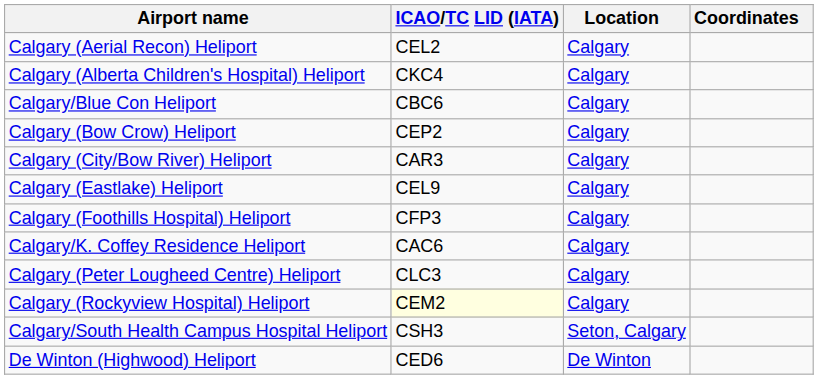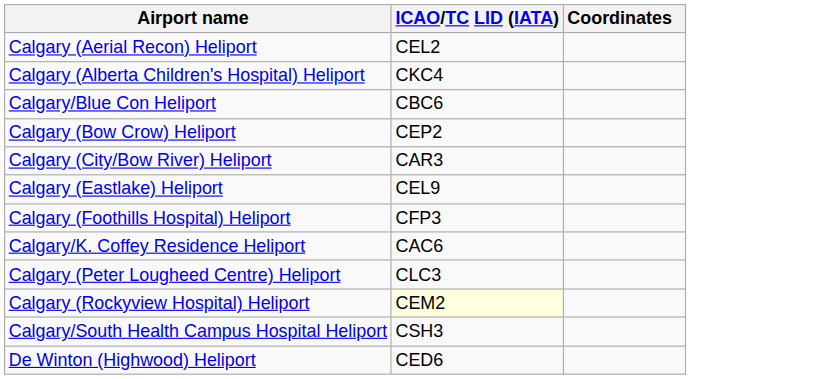- column: (627, 18)
